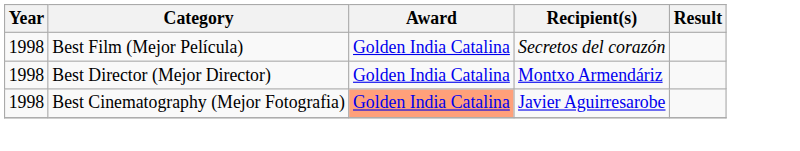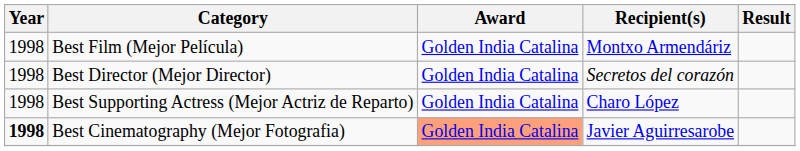(592, 46) Secretos del corazón -> (659, 46) Montxo Armendáriz
(590, 74) Montxo Armendáriz -> (660, 74) Secretos del corazón
+ row: (233, 103)
(26, 103) normal -> (26, 131) bold
